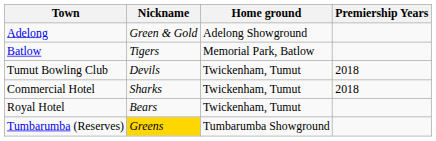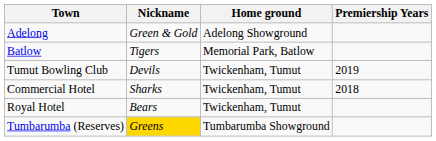(347, 70) 2018 -> (347, 70) 2019
